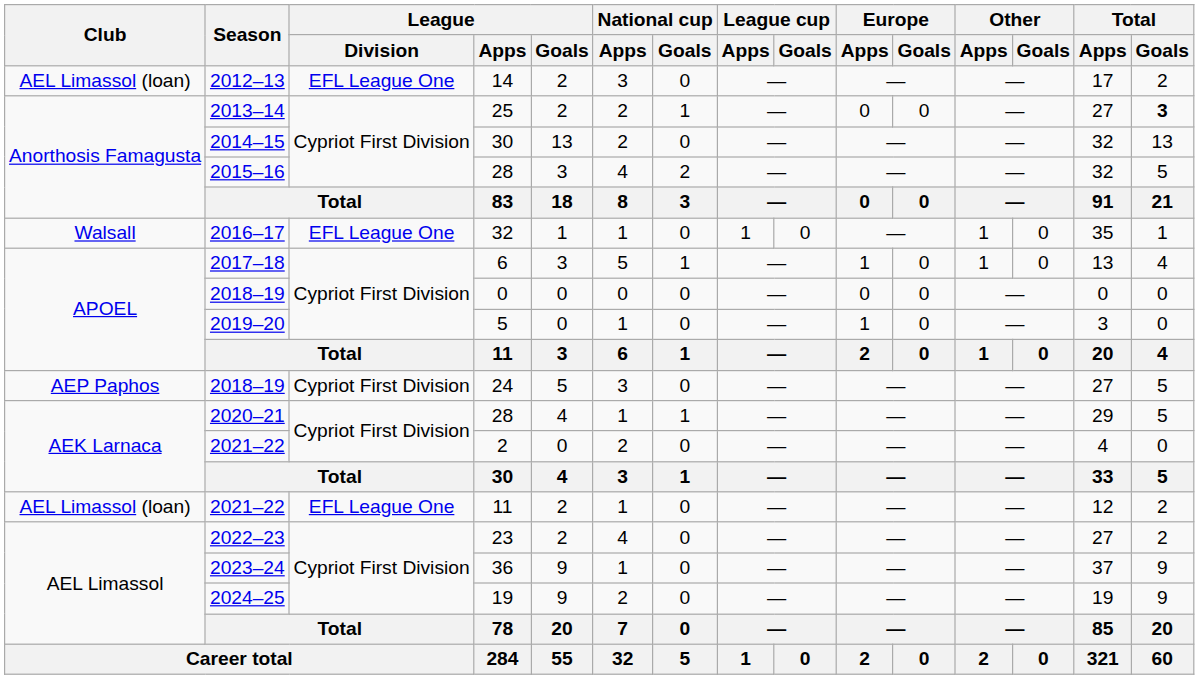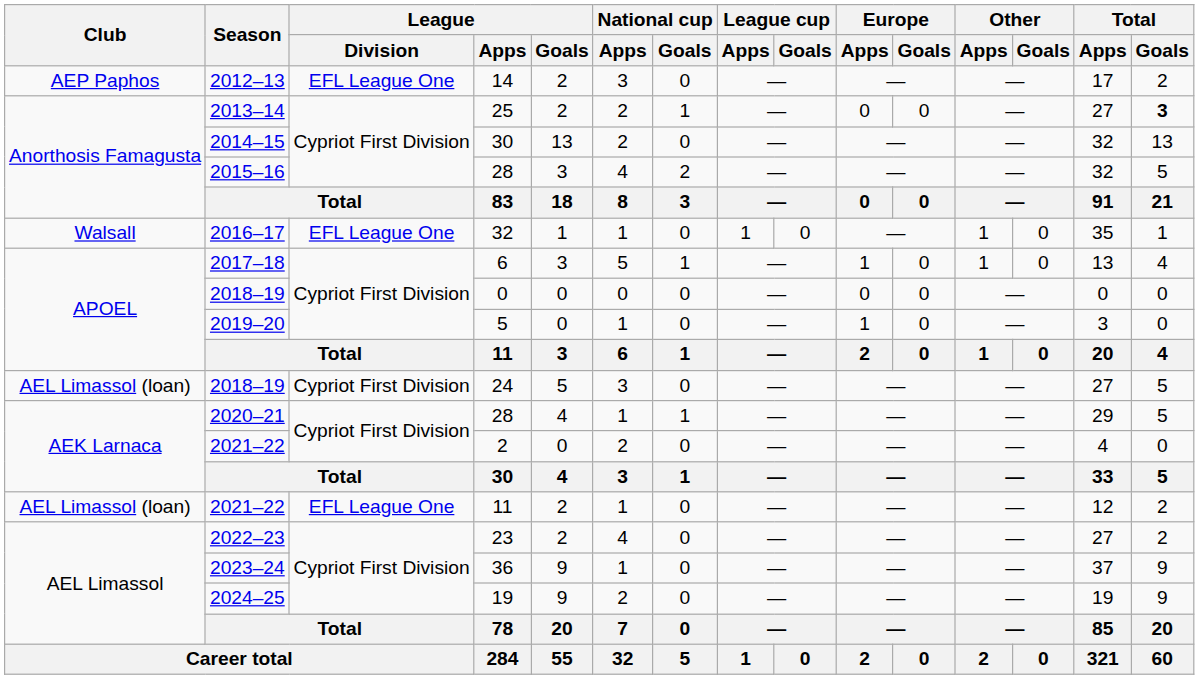(105, 80) AEL Limassol (loan) -> (105, 80) AEP Paphos
(105, 385) AEP Paphos -> (105, 385) AEL Limassol (loan)
